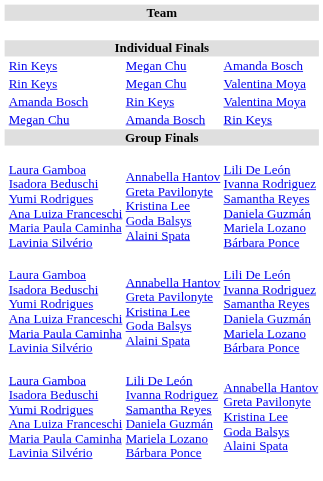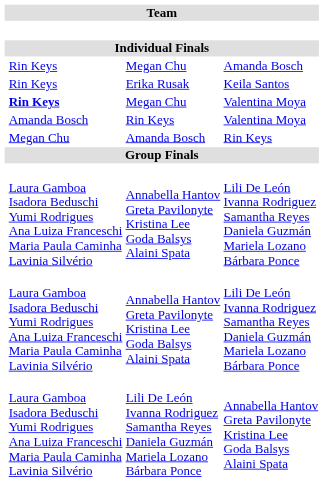+ row: (157, 84)
(33, 84) normal -> (34, 101) bold
